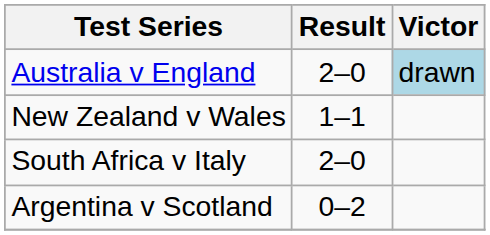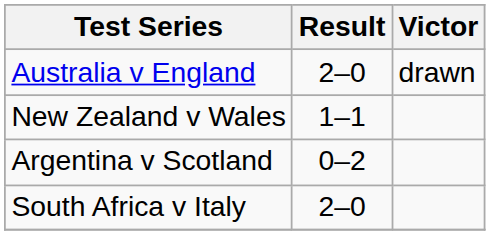(437, 71) lightblue background -> (437, 71) no background
rows swapped: (142, 206) <-> (129, 161)
